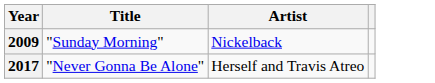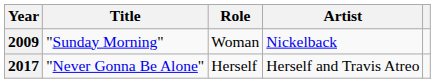+ column: (235, 16)
